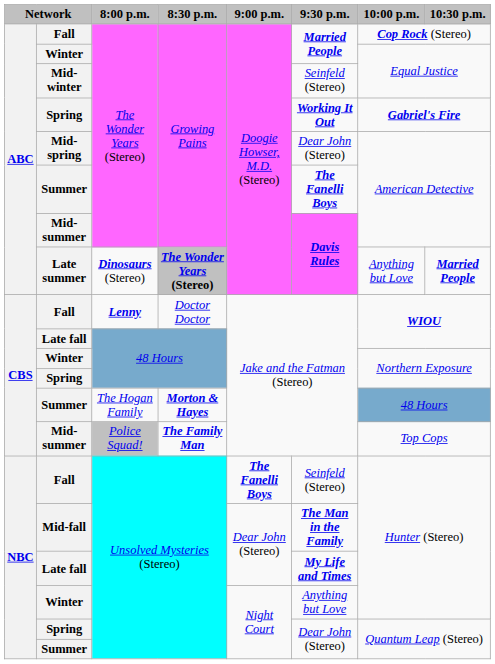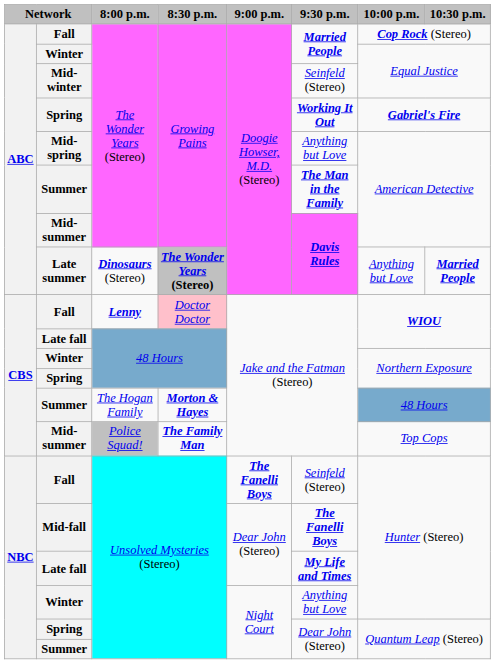(325, 148) Dear John (Stereo) -> (325, 148) Anything but Love
(325, 189) The Fanelli Boys -> (325, 189) The Man in the Family
(192, 311) no background -> (192, 311) pink background
(325, 527) The Man in the Family -> (325, 527) The Fanelli Boys
